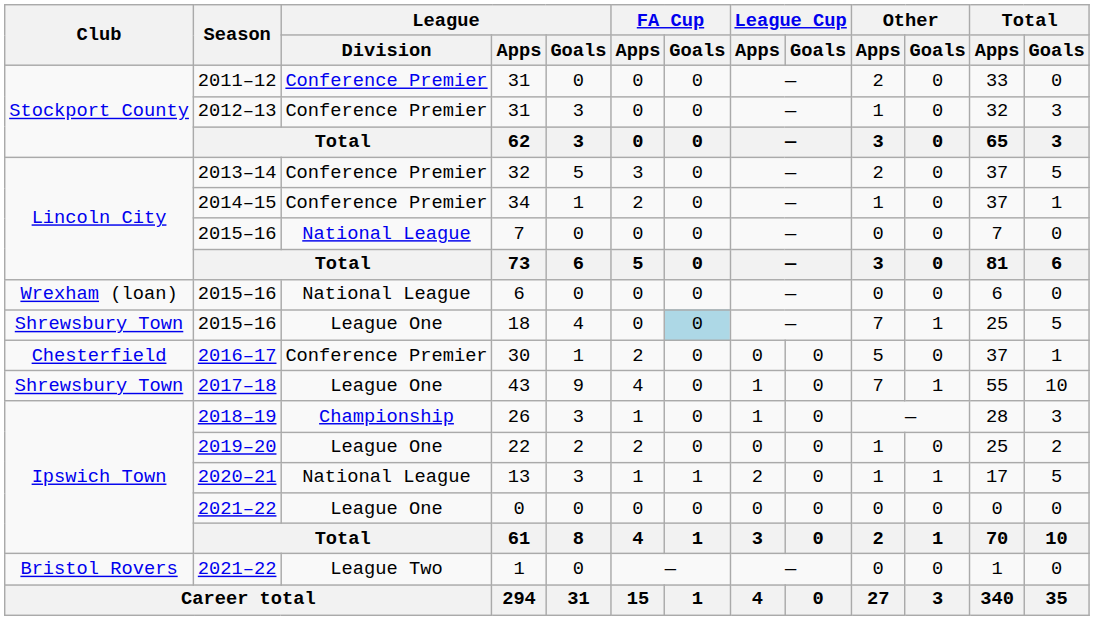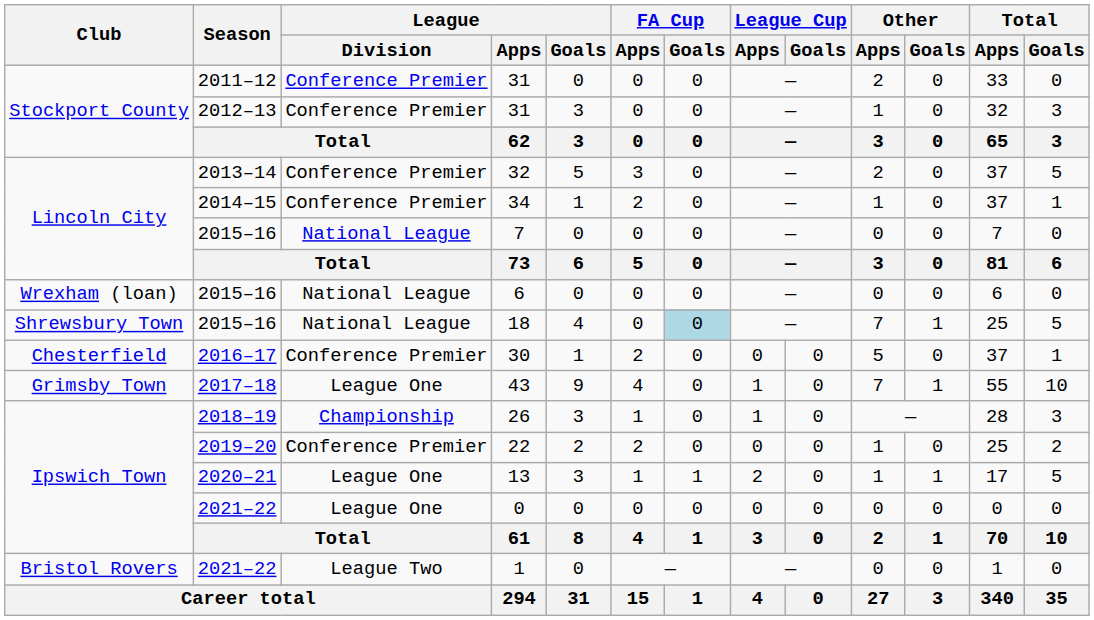(386, 325) League One -> (387, 325) National League
(99, 386) Shrewsbury Town -> (99, 386) Grimsby Town
(386, 447) League One -> (387, 447) Conference Premier
(387, 478) National League -> (386, 478) League One
